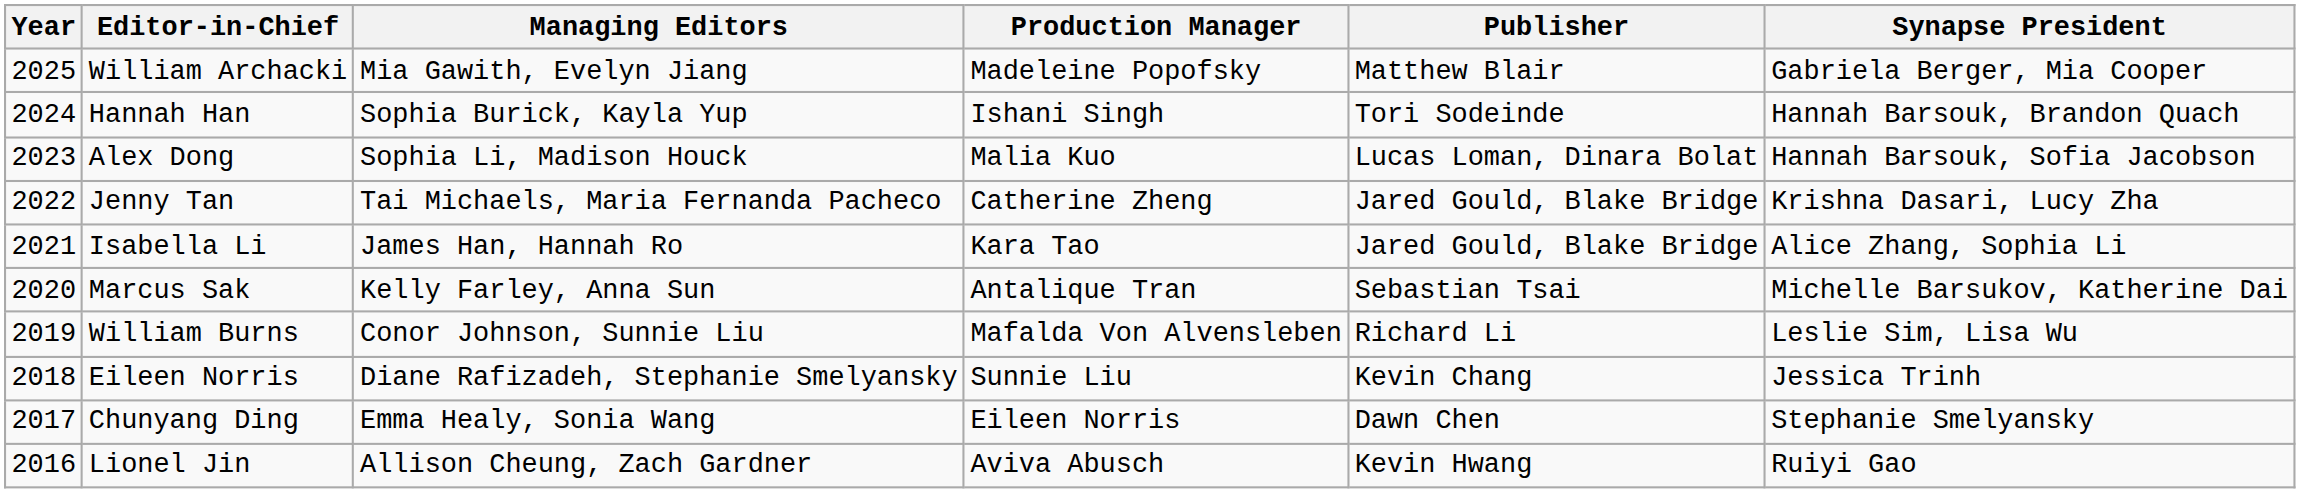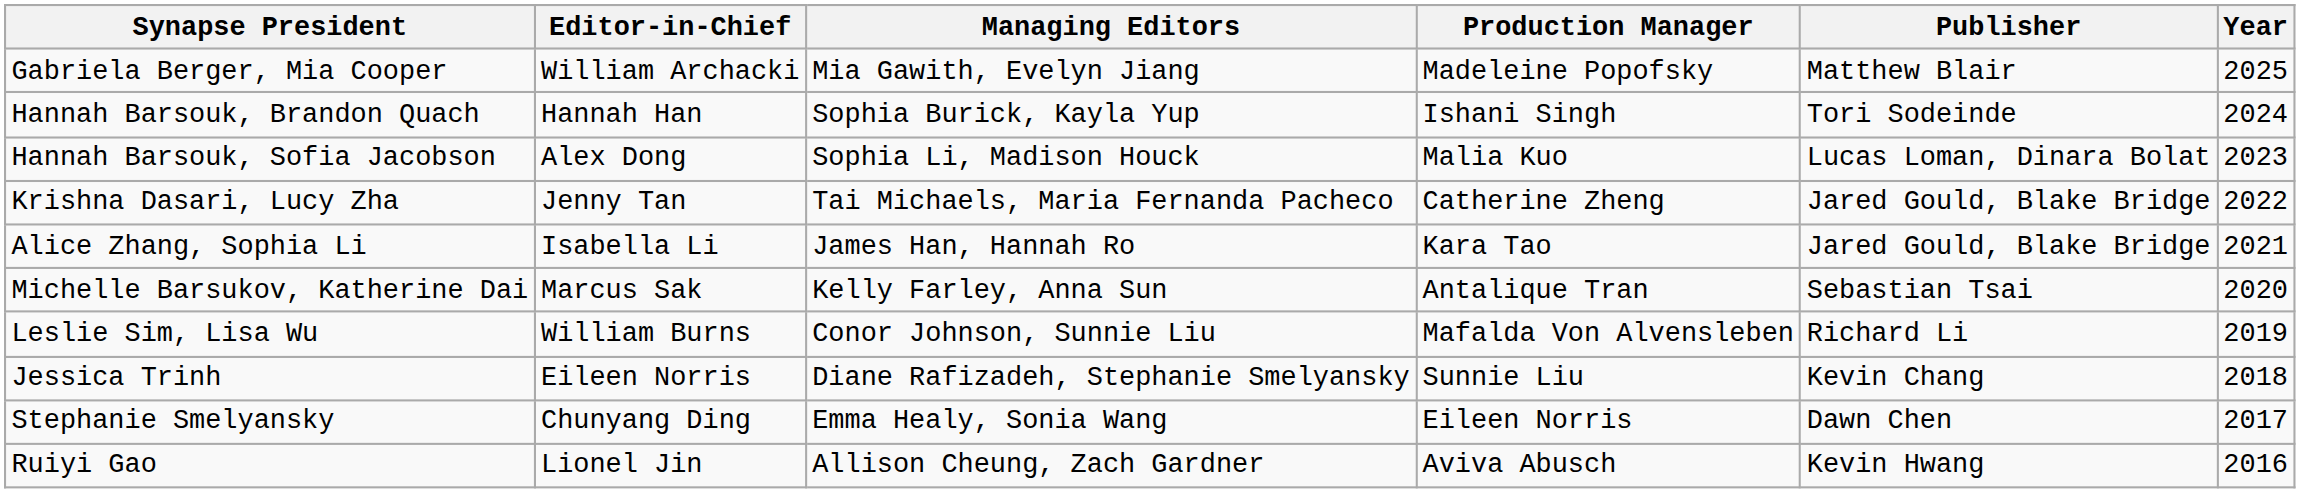columns swapped: (44, 27) <-> (2030, 27)
